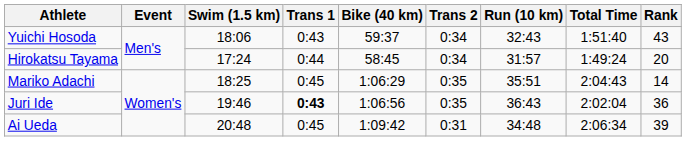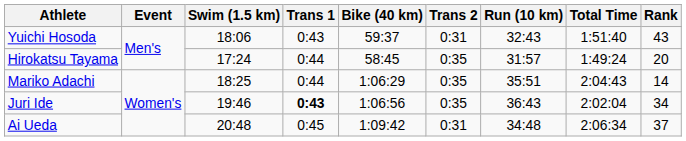(453, 38) 0:34 -> (453, 38) 0:31
(453, 59) 0:34 -> (453, 59) 0:35
(311, 81) 0:45 -> (311, 81) 0:44
(661, 103) 36 -> (661, 103) 34
(661, 125) 39 -> (661, 125) 37
